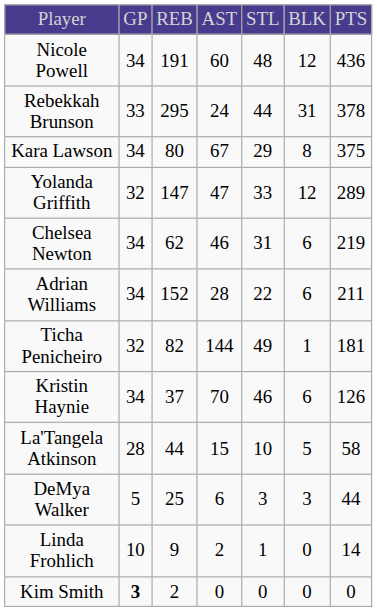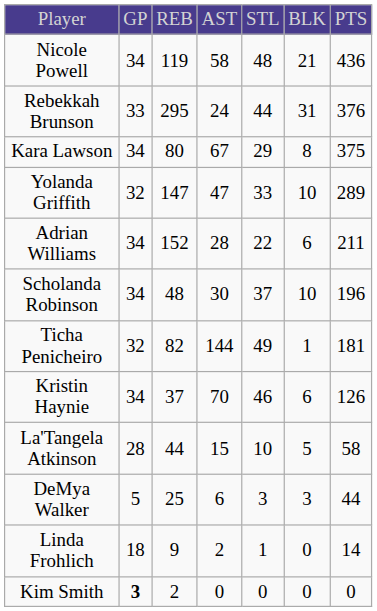(174, 60) 191 -> (174, 60) 119
(219, 60) 60 -> (219, 60) 58
(307, 60) 12 -> (307, 60) 21
(351, 111) 378 -> (351, 111) 376
(307, 192) 12 -> (307, 192) 10
- row: (62, 243)
+ row: (62, 294)
(135, 550) 10 -> (135, 550) 18
